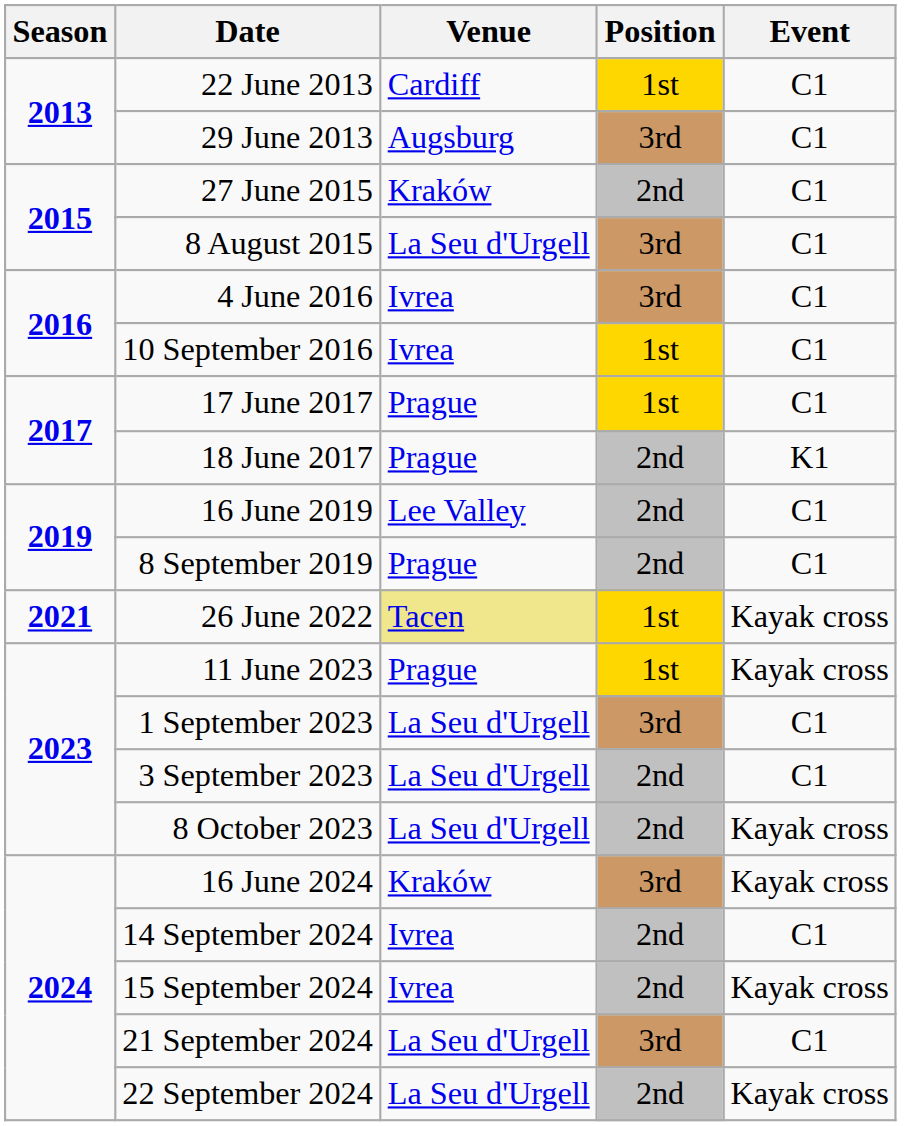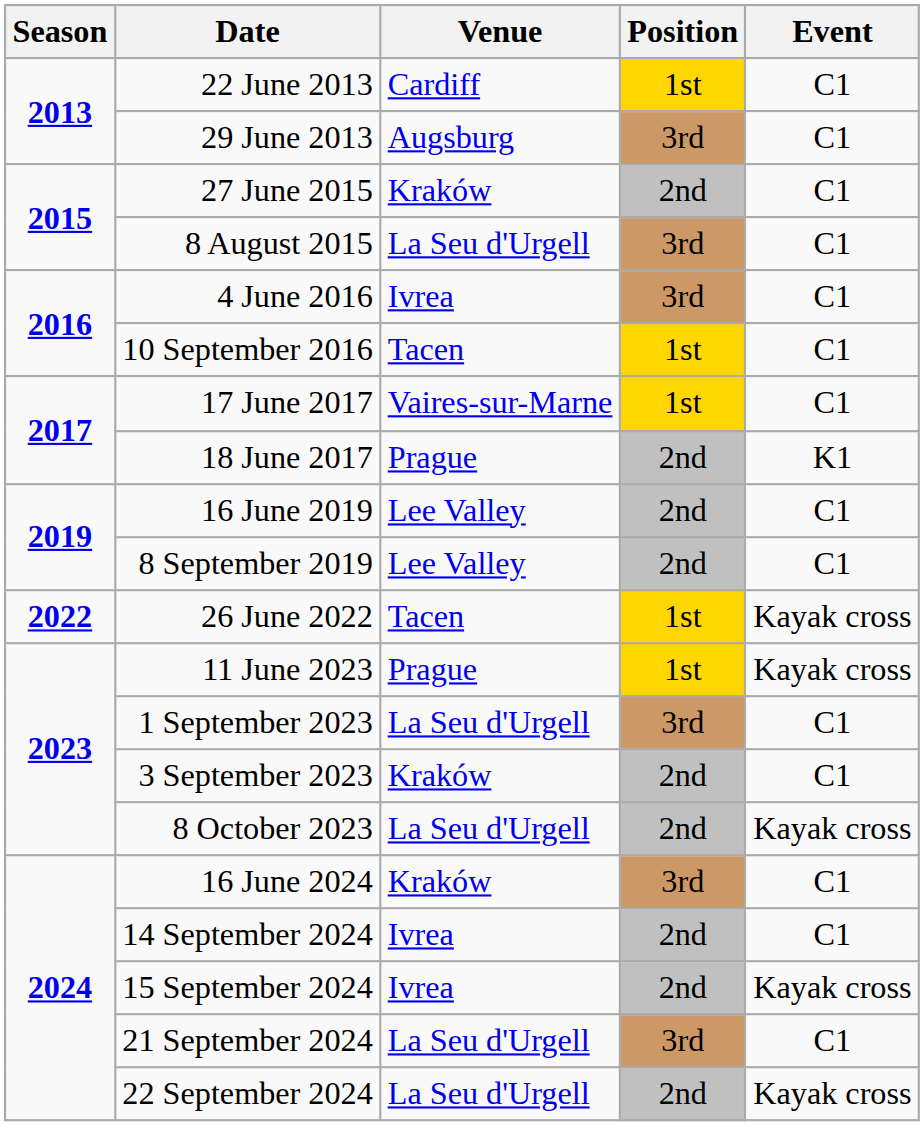(421, 350) Ivrea -> (426, 350) Tacen
(432, 403) Prague -> (500, 403) Vaires-sur-Marne
(432, 562) Prague -> (457, 562) Lee Valley
(60, 615) 2021 -> (60, 615) 2022
(426, 615) khaki background -> (426, 615) no background
(489, 775) La Seu d'Urgell -> (440, 775) Kraków
(810, 881) Kayak cross -> (832, 881) C1
